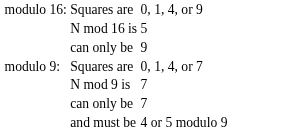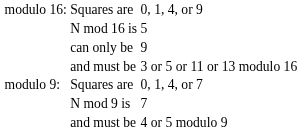+ row: (103, 66)
- row: (102, 103)
